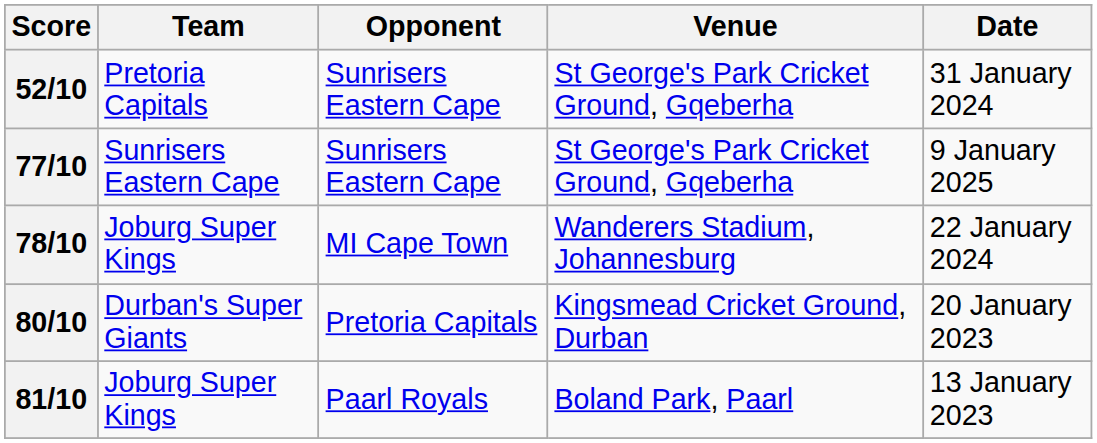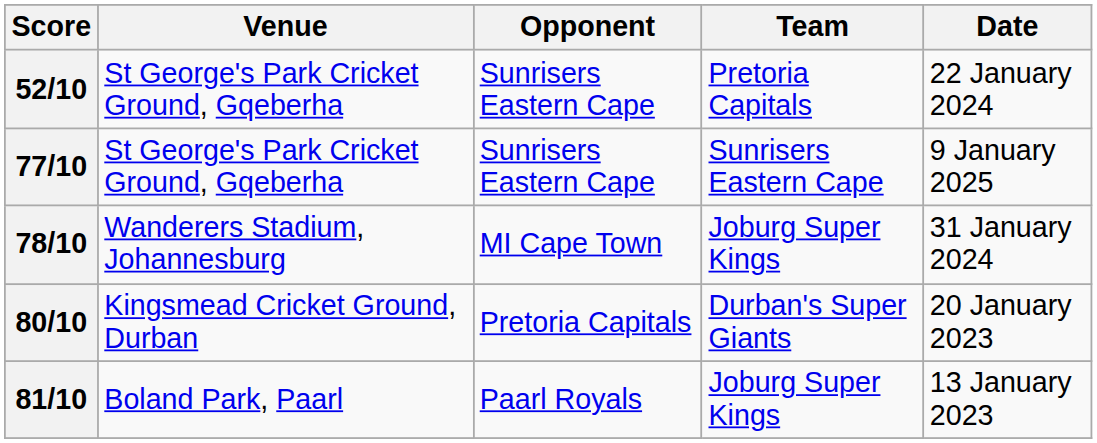columns swapped: (208, 27) <-> (736, 27)
(1001, 88) 31 January 2024 -> (1001, 88) 22 January 2024
(1001, 244) 22 January 2024 -> (1001, 244) 31 January 2024
